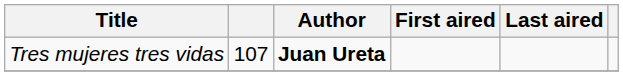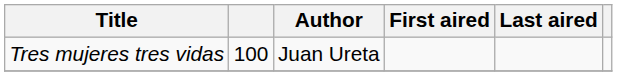(251, 53) 107 -> (251, 53) 100
(332, 53) bold -> (329, 53) normal
